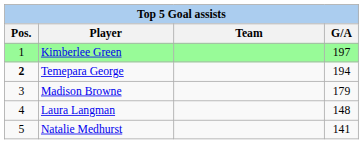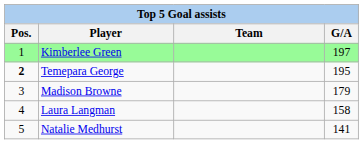(341, 72) 194 -> (341, 72) 195
(341, 110) 148 -> (341, 110) 158
